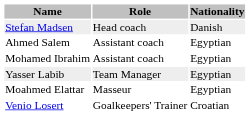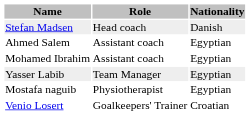+ row: (41, 89)
- row: (45, 89)
